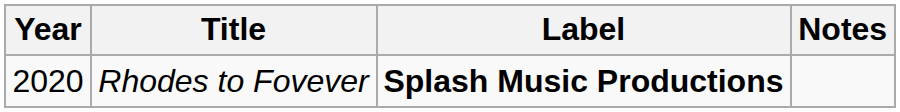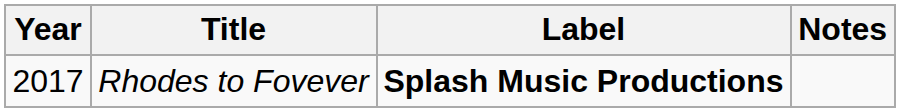(48, 80) 2020 -> (48, 80) 2017
